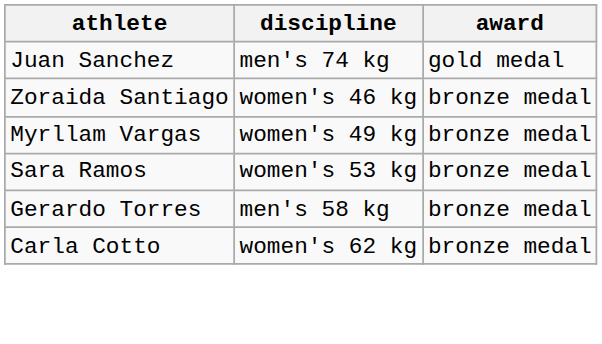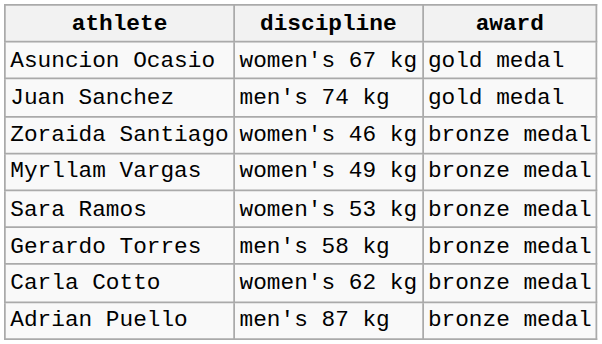+ row: (113, 60)
+ row: (99, 320)
